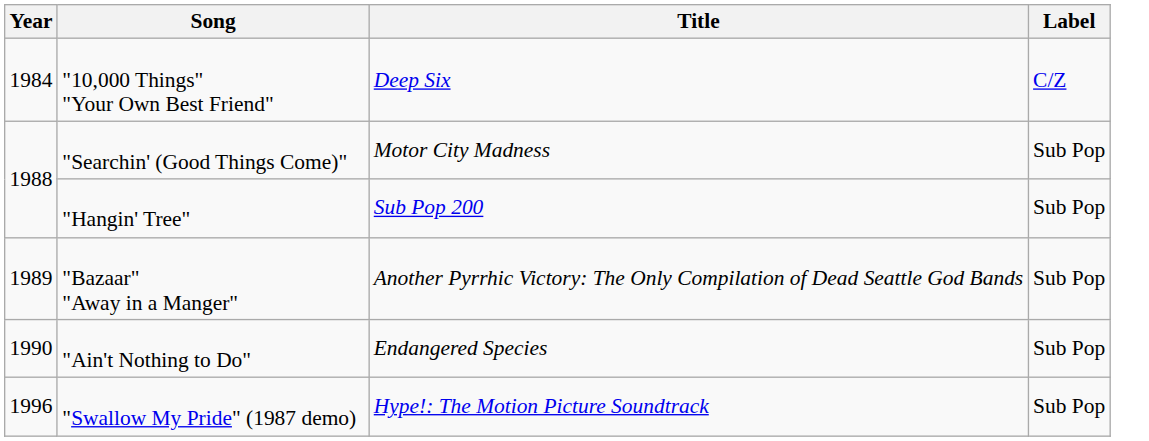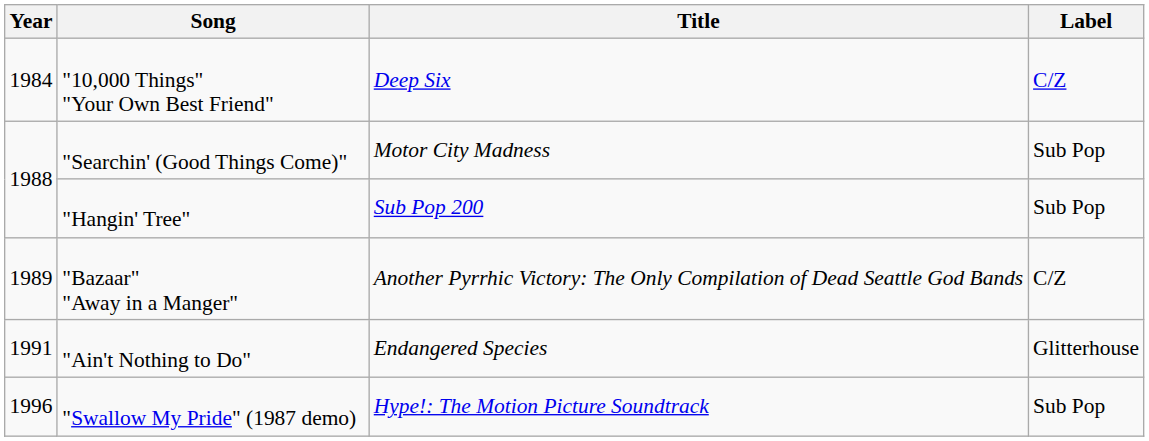(1069, 278) Sub Pop -> (1050, 278) C/Z
(31, 348) 1990 -> (31, 348) 1991
(1069, 348) Sub Pop -> (1086, 348) Glitterhouse
